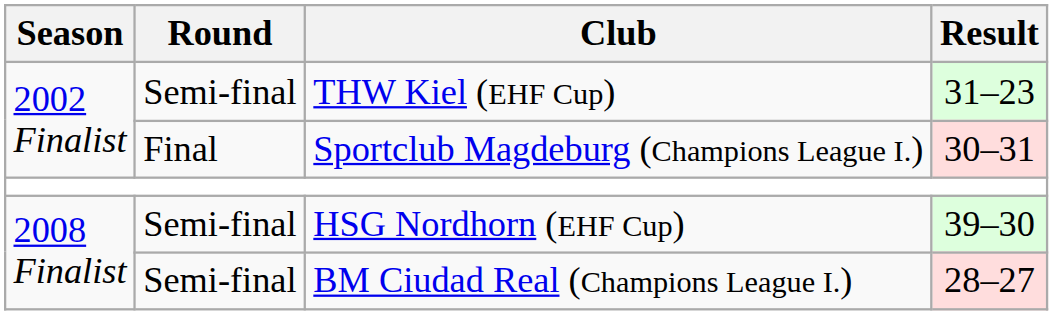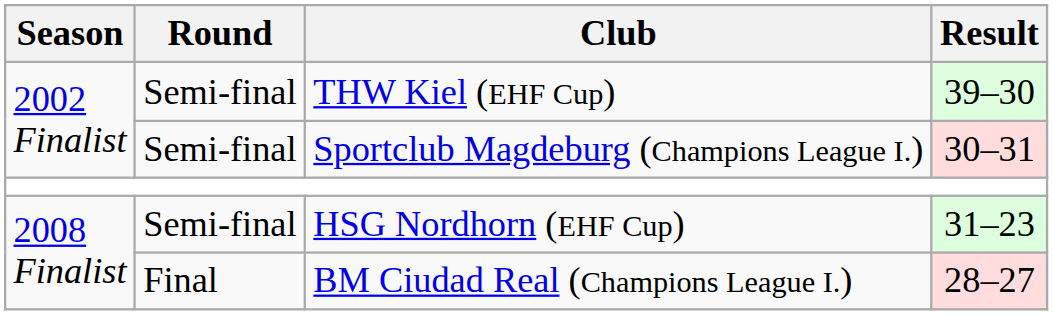(989, 90) 31–23 -> (989, 90) 39–30
(181, 148) Final -> (220, 148) Semi-final
(989, 222) 39–30 -> (989, 222) 31–23
(220, 280) Semi-final -> (181, 280) Final
